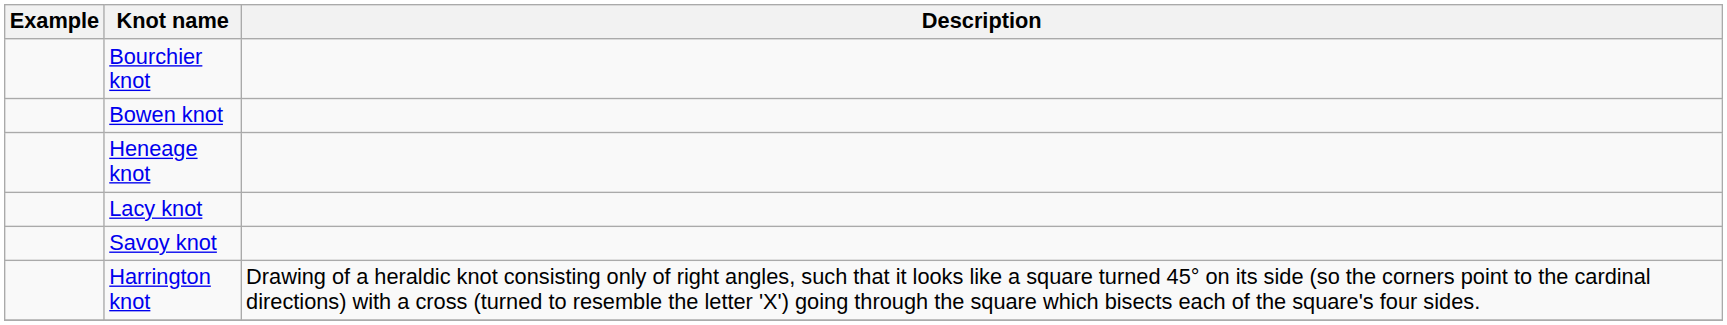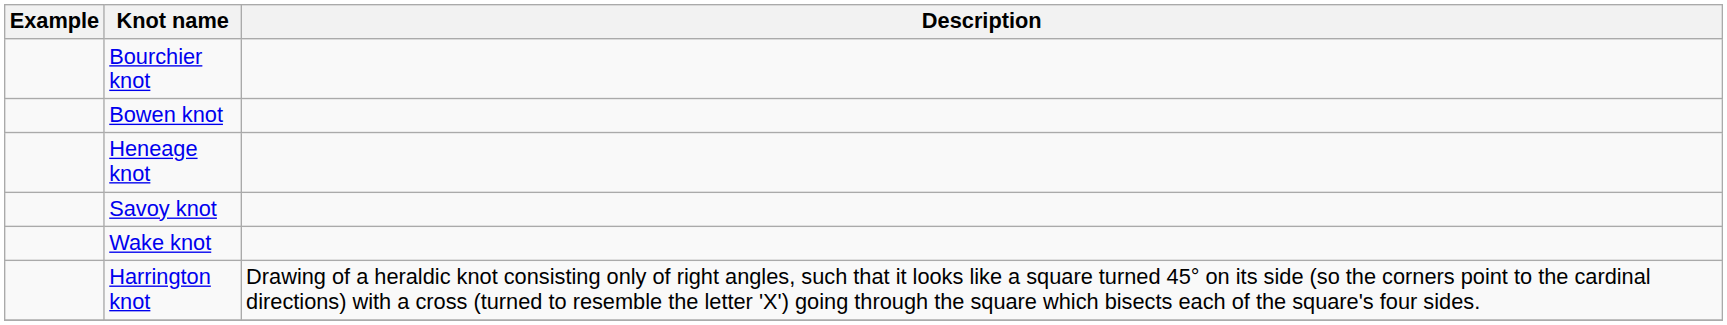- row: (156, 208)
+ row: (160, 243)
